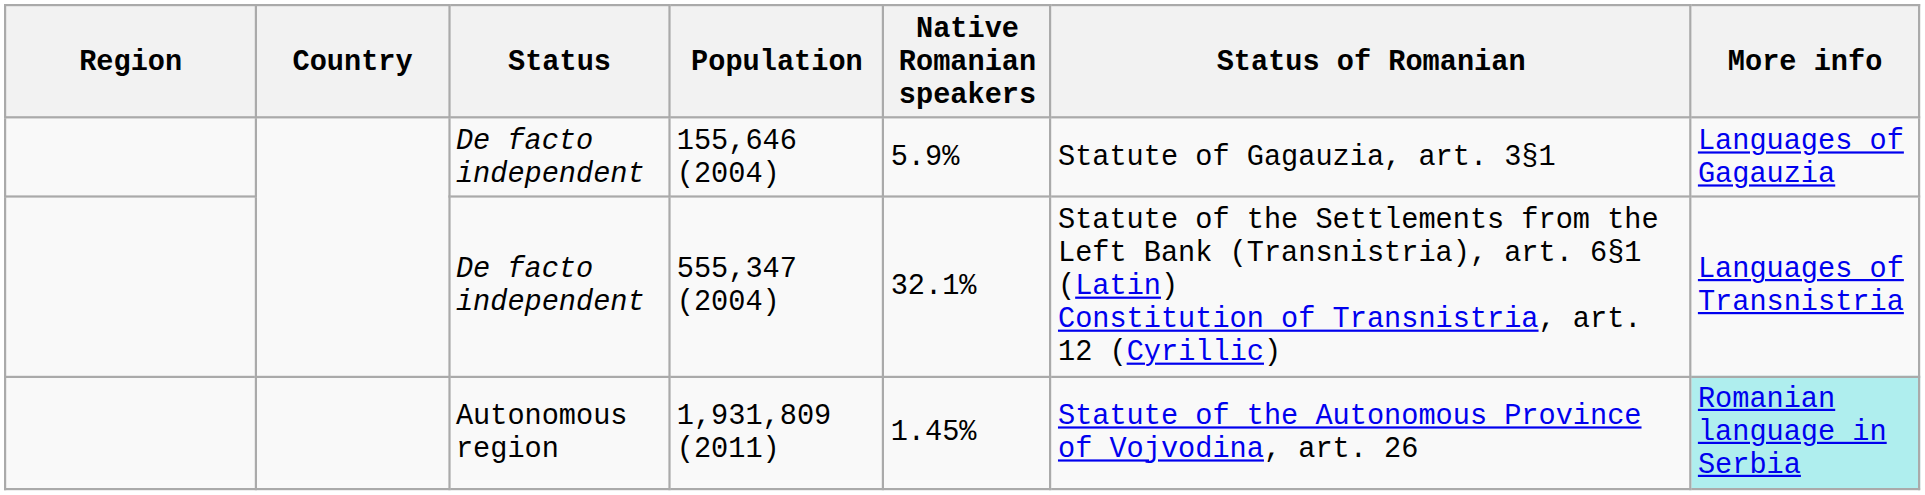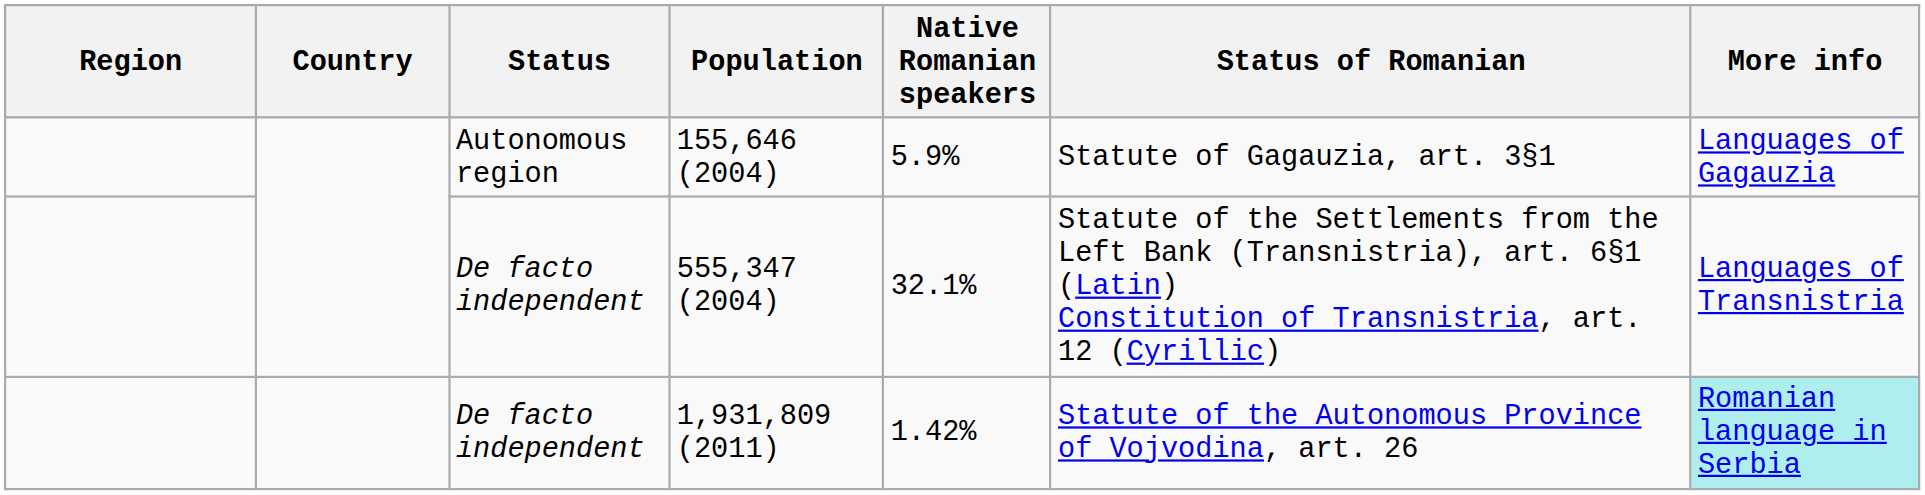(550, 158) De facto independent -> (542, 158) Autonomous region
(542, 432) Autonomous region -> (550, 432) De facto independent
(934, 432) 1.45% -> (934, 432) 1.42%
